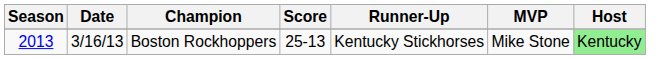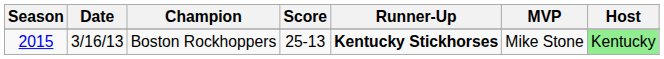(36, 41) 2013 -> (36, 41) 2015
(409, 41) normal -> (416, 41) bold
